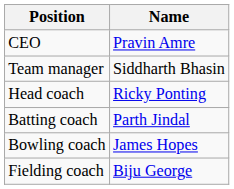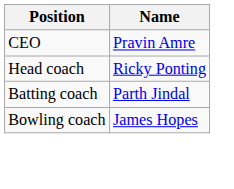- row: (56, 68)
- row: (56, 171)
